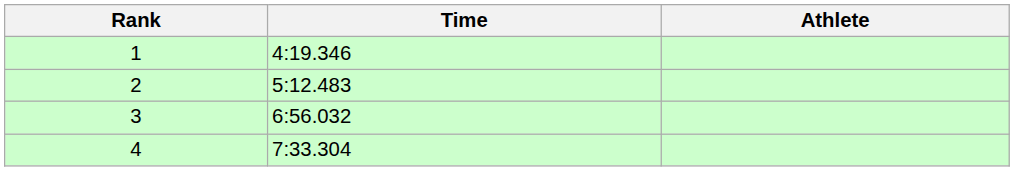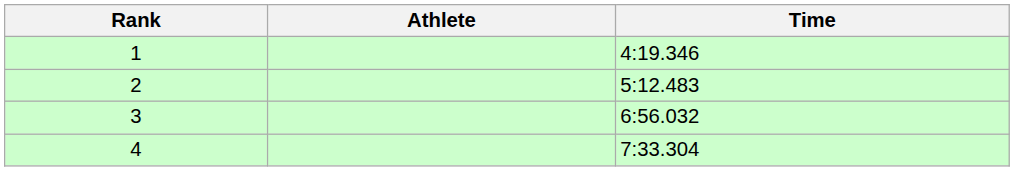columns swapped: (835, 20) <-> (464, 20)
